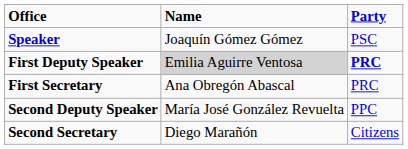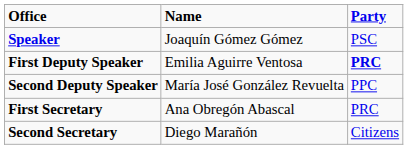(234, 62) lightgrey background -> (234, 62) no background
rows swapped: (83, 109) <-> (55, 86)
